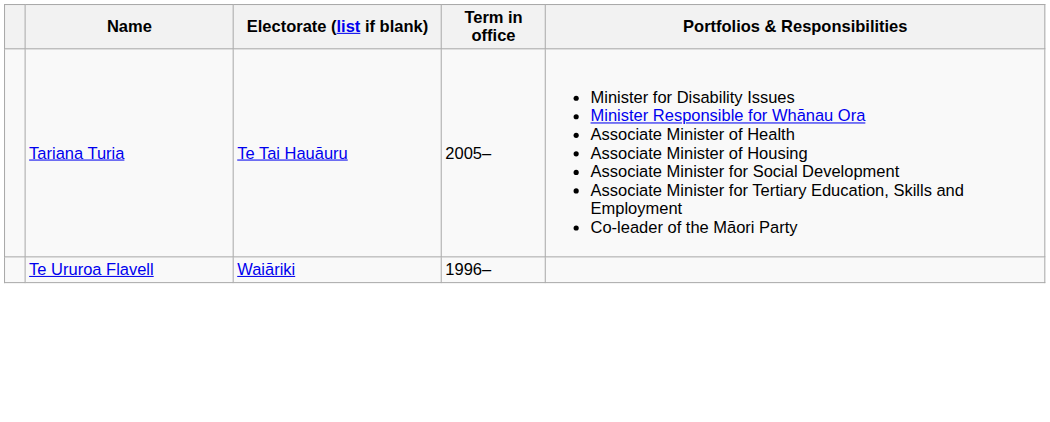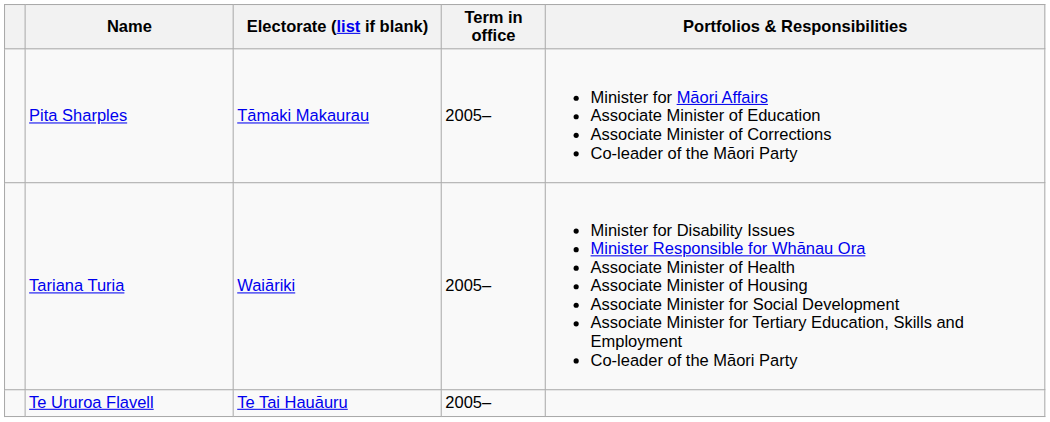+ row: (78, 115)
(292, 152) Te Tai Hauāuru -> (266, 286) Waiāriki
(266, 269) Waiāriki -> (292, 402) Te Tai Hauāuru
(468, 269) 1996– -> (468, 402) 2005–
